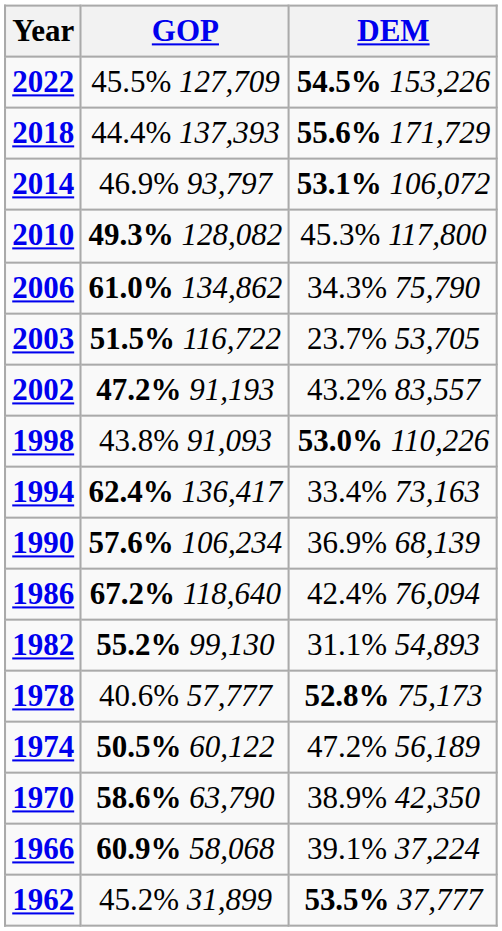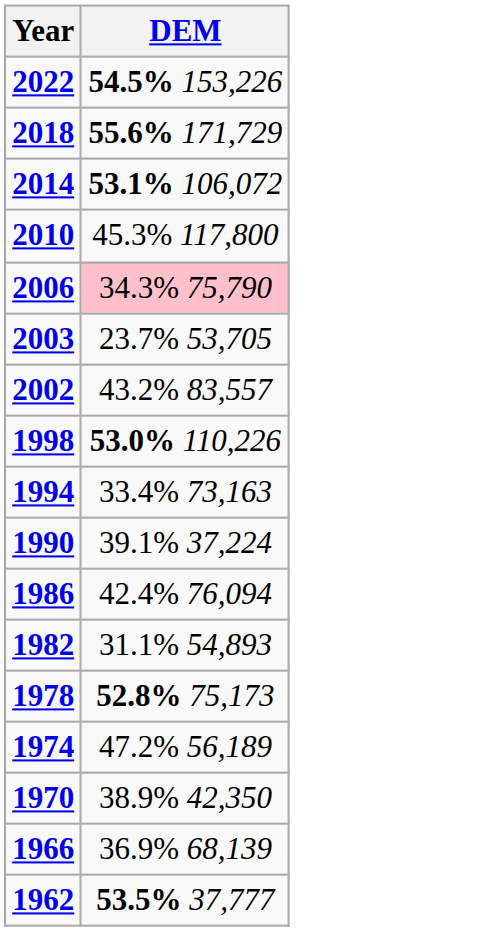- column: (185, 31)
(393, 286) no background -> (185, 286) pink background
(393, 542) 36.9% 68,139 -> (185, 542) 39.1% 37,224
(393, 849) 39.1% 37,224 -> (185, 849) 36.9% 68,139
